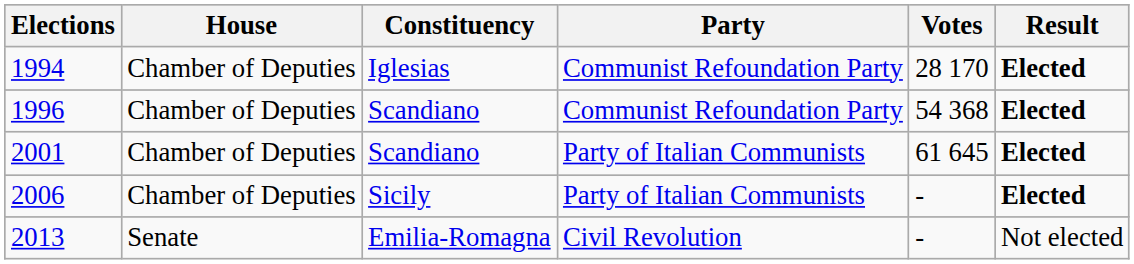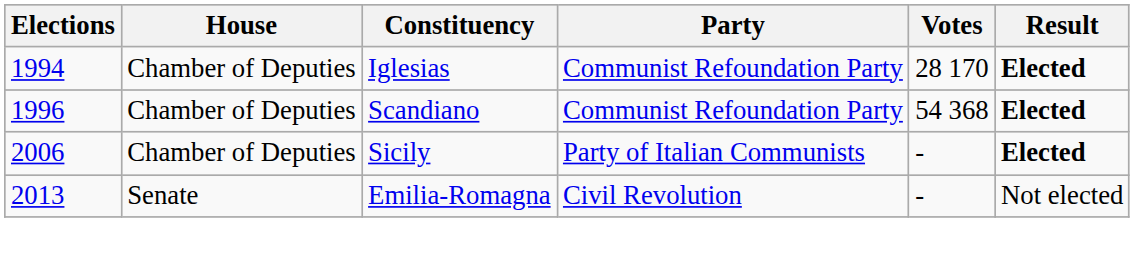- row: (38, 152)
